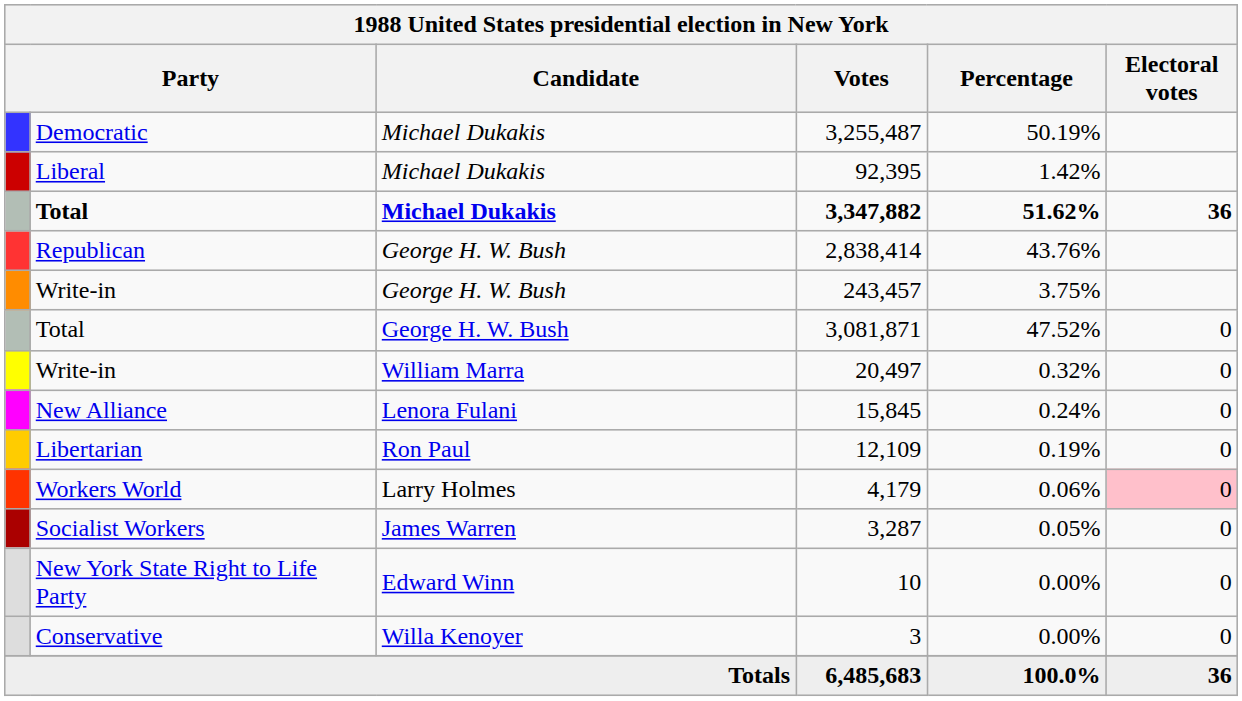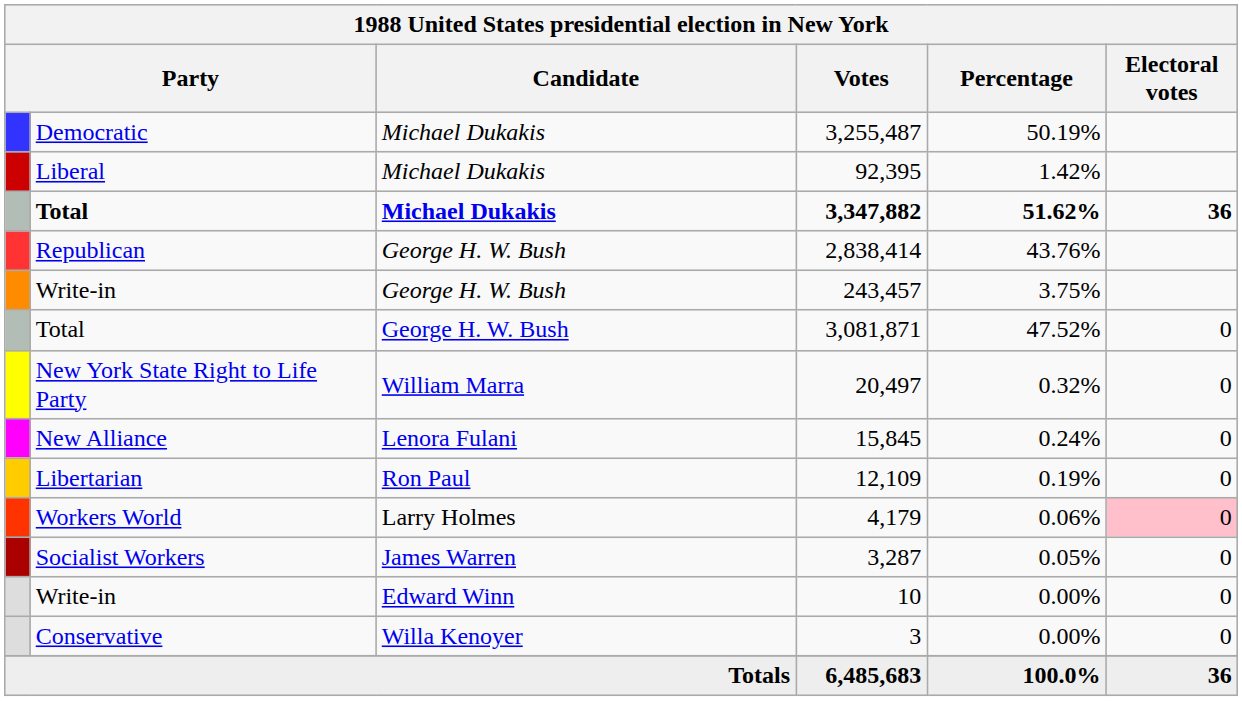(76, 369) Write-in -> (176, 383) New York State Right to Life Party
(176, 581) New York State Right to Life Party -> (76, 596) Write-in
